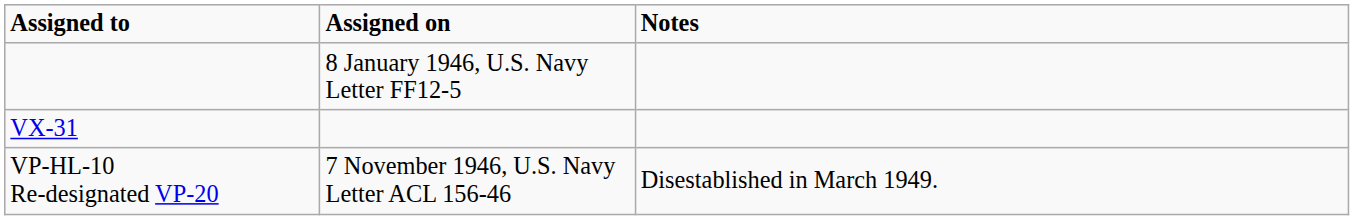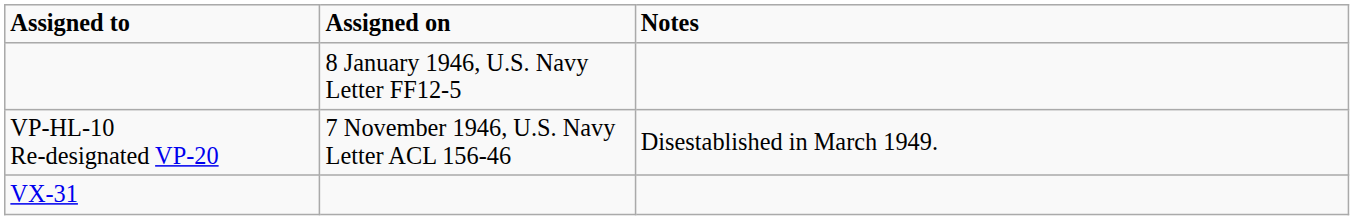rows swapped: (114, 180) <-> (44, 128)
